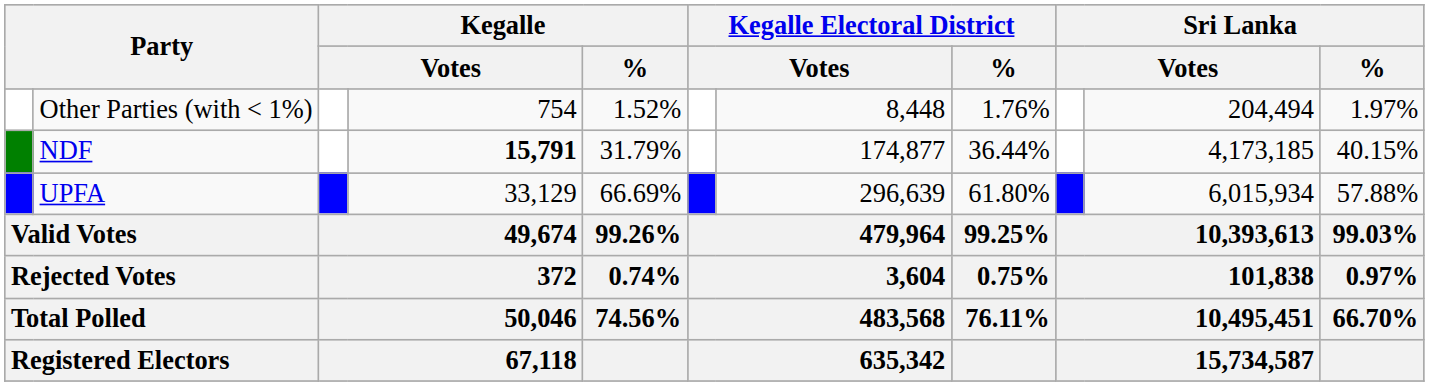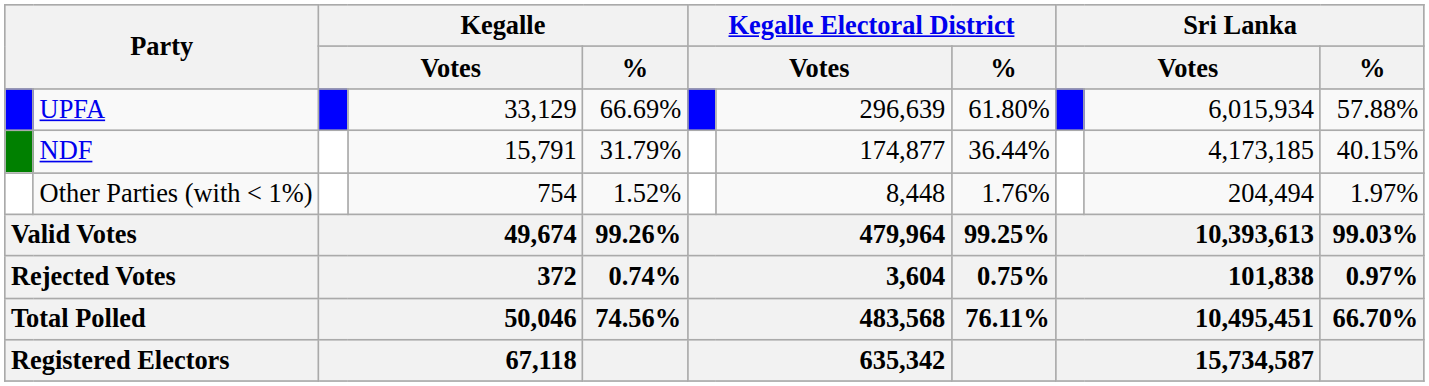rows swapped: (72, 192) <-> (176, 109)
(540, 151) bold -> (540, 151) normal
